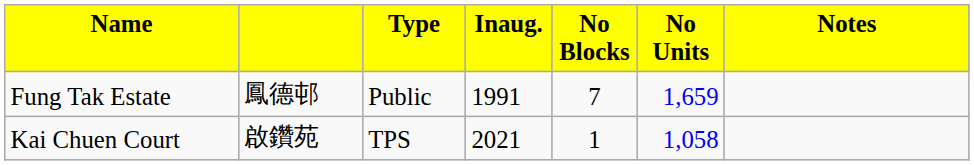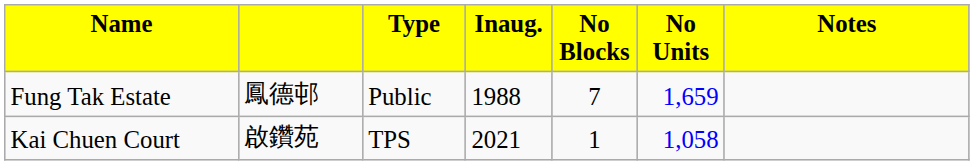(496, 96) 1991 -> (496, 96) 1988
